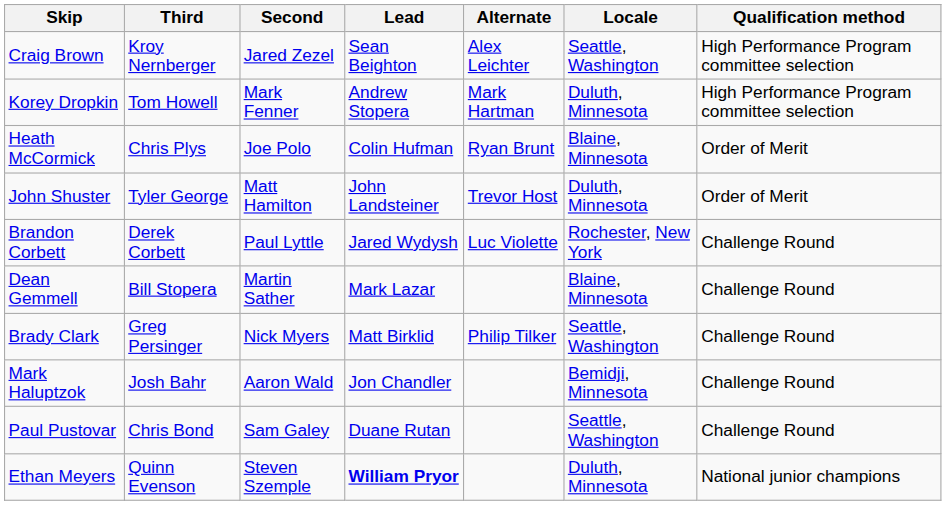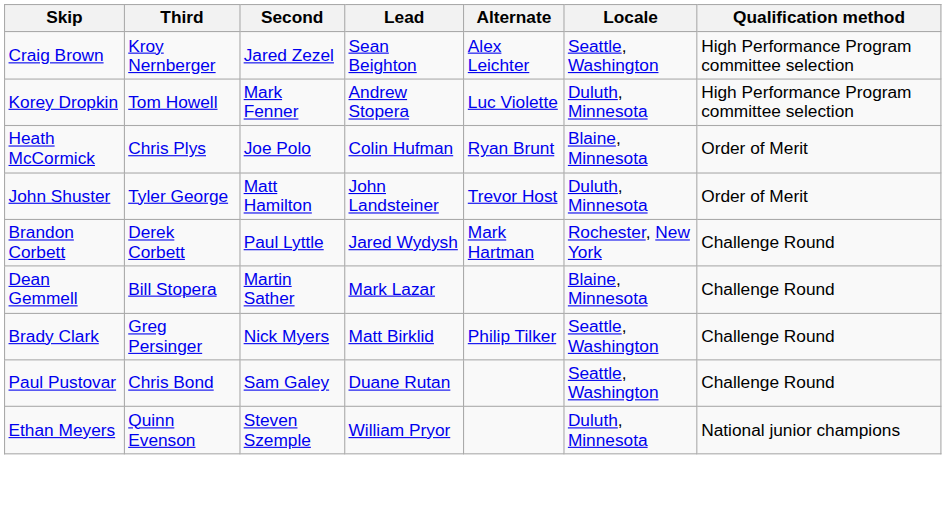(501, 102) Mark Hartman -> (513, 102) Luc Violette
(513, 242) Luc Violette -> (501, 242) Mark Hartman
- row: (47, 383)
(404, 476) bold -> (399, 430) normal
